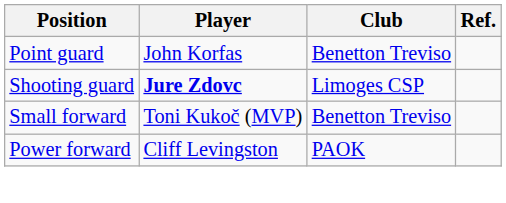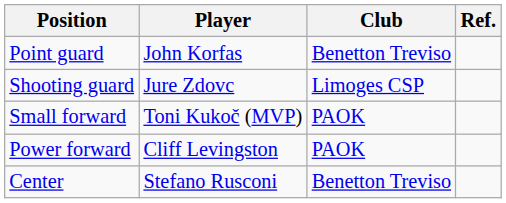(193, 85) bold -> (189, 85) normal
(381, 117) Benetton Treviso -> (338, 117) PAOK
+ row: (36, 181)
